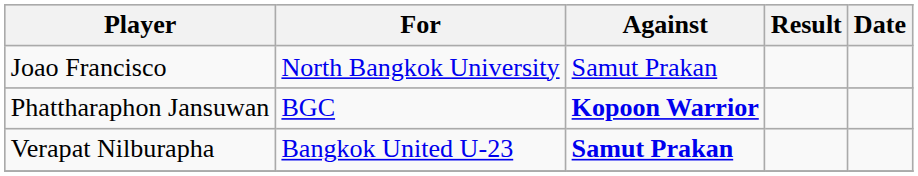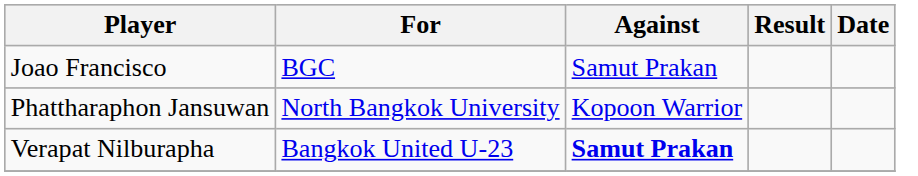(421, 66) North Bangkok University -> (308, 66) BGC
(308, 107) BGC -> (421, 107) North Bangkok University
(665, 107) bold -> (657, 107) normal
